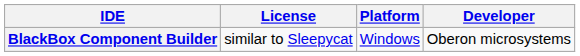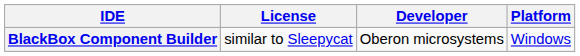columns swapped: (499, 16) <-> (390, 16)
